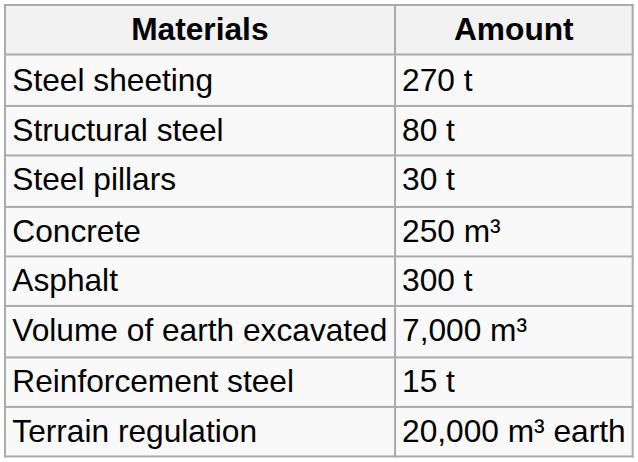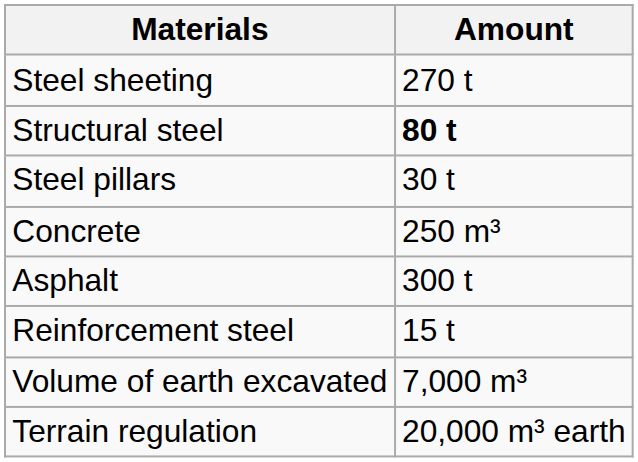(428, 130) normal -> (429, 130) bold
rows swapped: (153, 381) <-> (200, 331)
